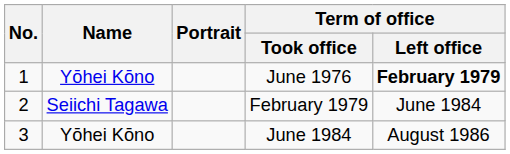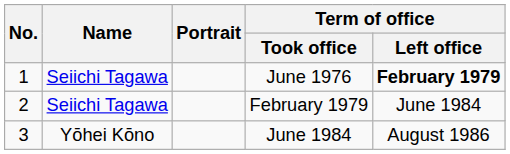(107, 76) Yōhei Kōno -> (107, 76) Seiichi Tagawa
